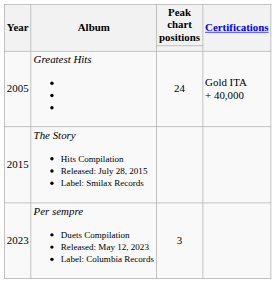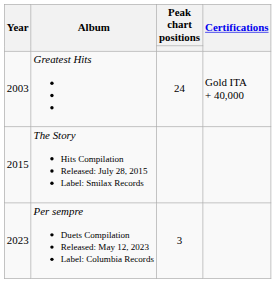(18, 89) 2005 -> (18, 89) 2003
